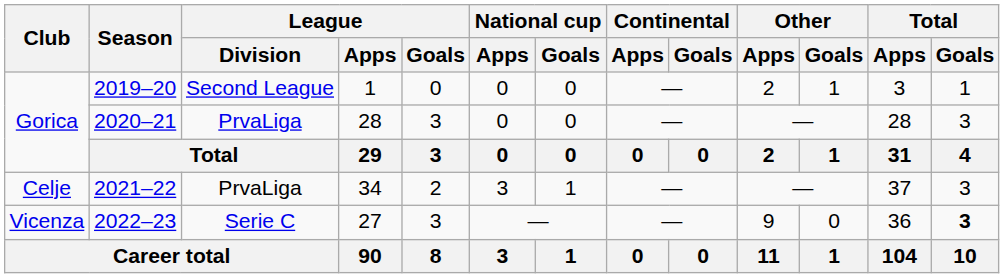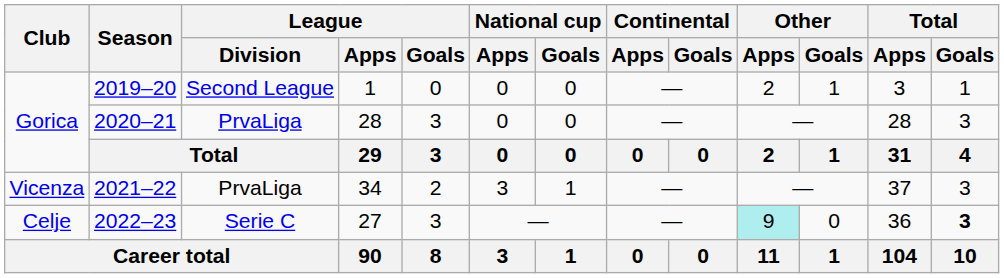(47, 188) Celje -> (47, 188) Vicenza
(47, 222) Vicenza -> (47, 222) Celje
(769, 222) no background -> (769, 222) paleturquoise background
